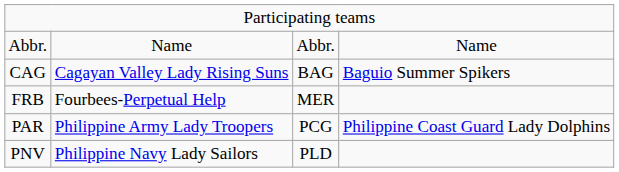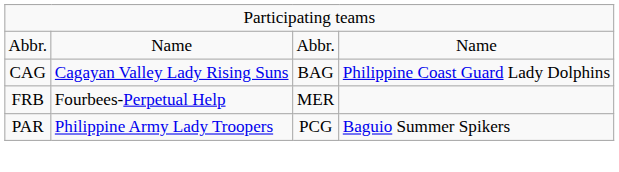(426, 72) Baguio Summer Spikers -> (476, 72) Philippine Coast Guard Lady Dolphins
(476, 126) Philippine Coast Guard Lady Dolphins -> (426, 126) Baguio Summer Spikers
- row: (28, 153)
